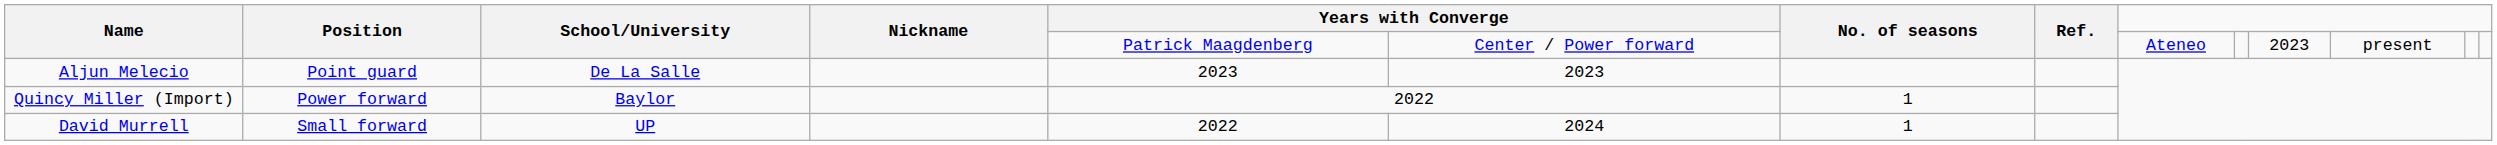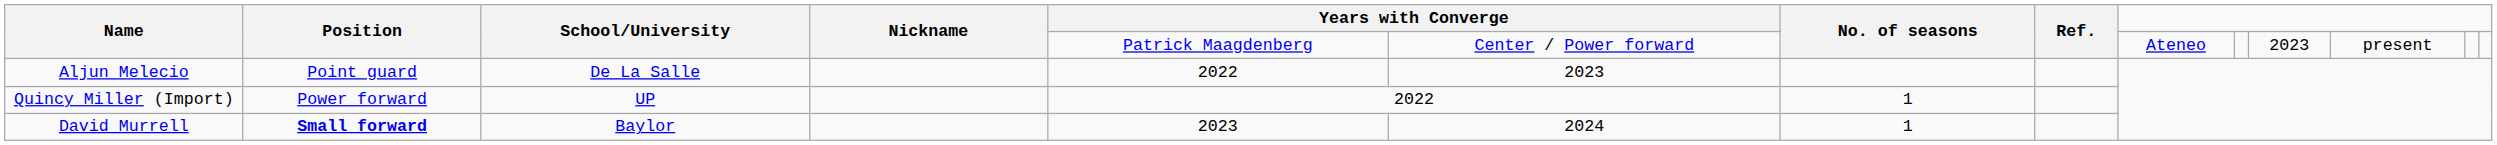(1218, 72) 2023 -> (1218, 72) 2022
(645, 100) Baylor -> (645, 100) UP
(362, 127) normal -> (362, 127) bold
(645, 127) UP -> (645, 127) Baylor
(1218, 127) 2022 -> (1218, 127) 2023
